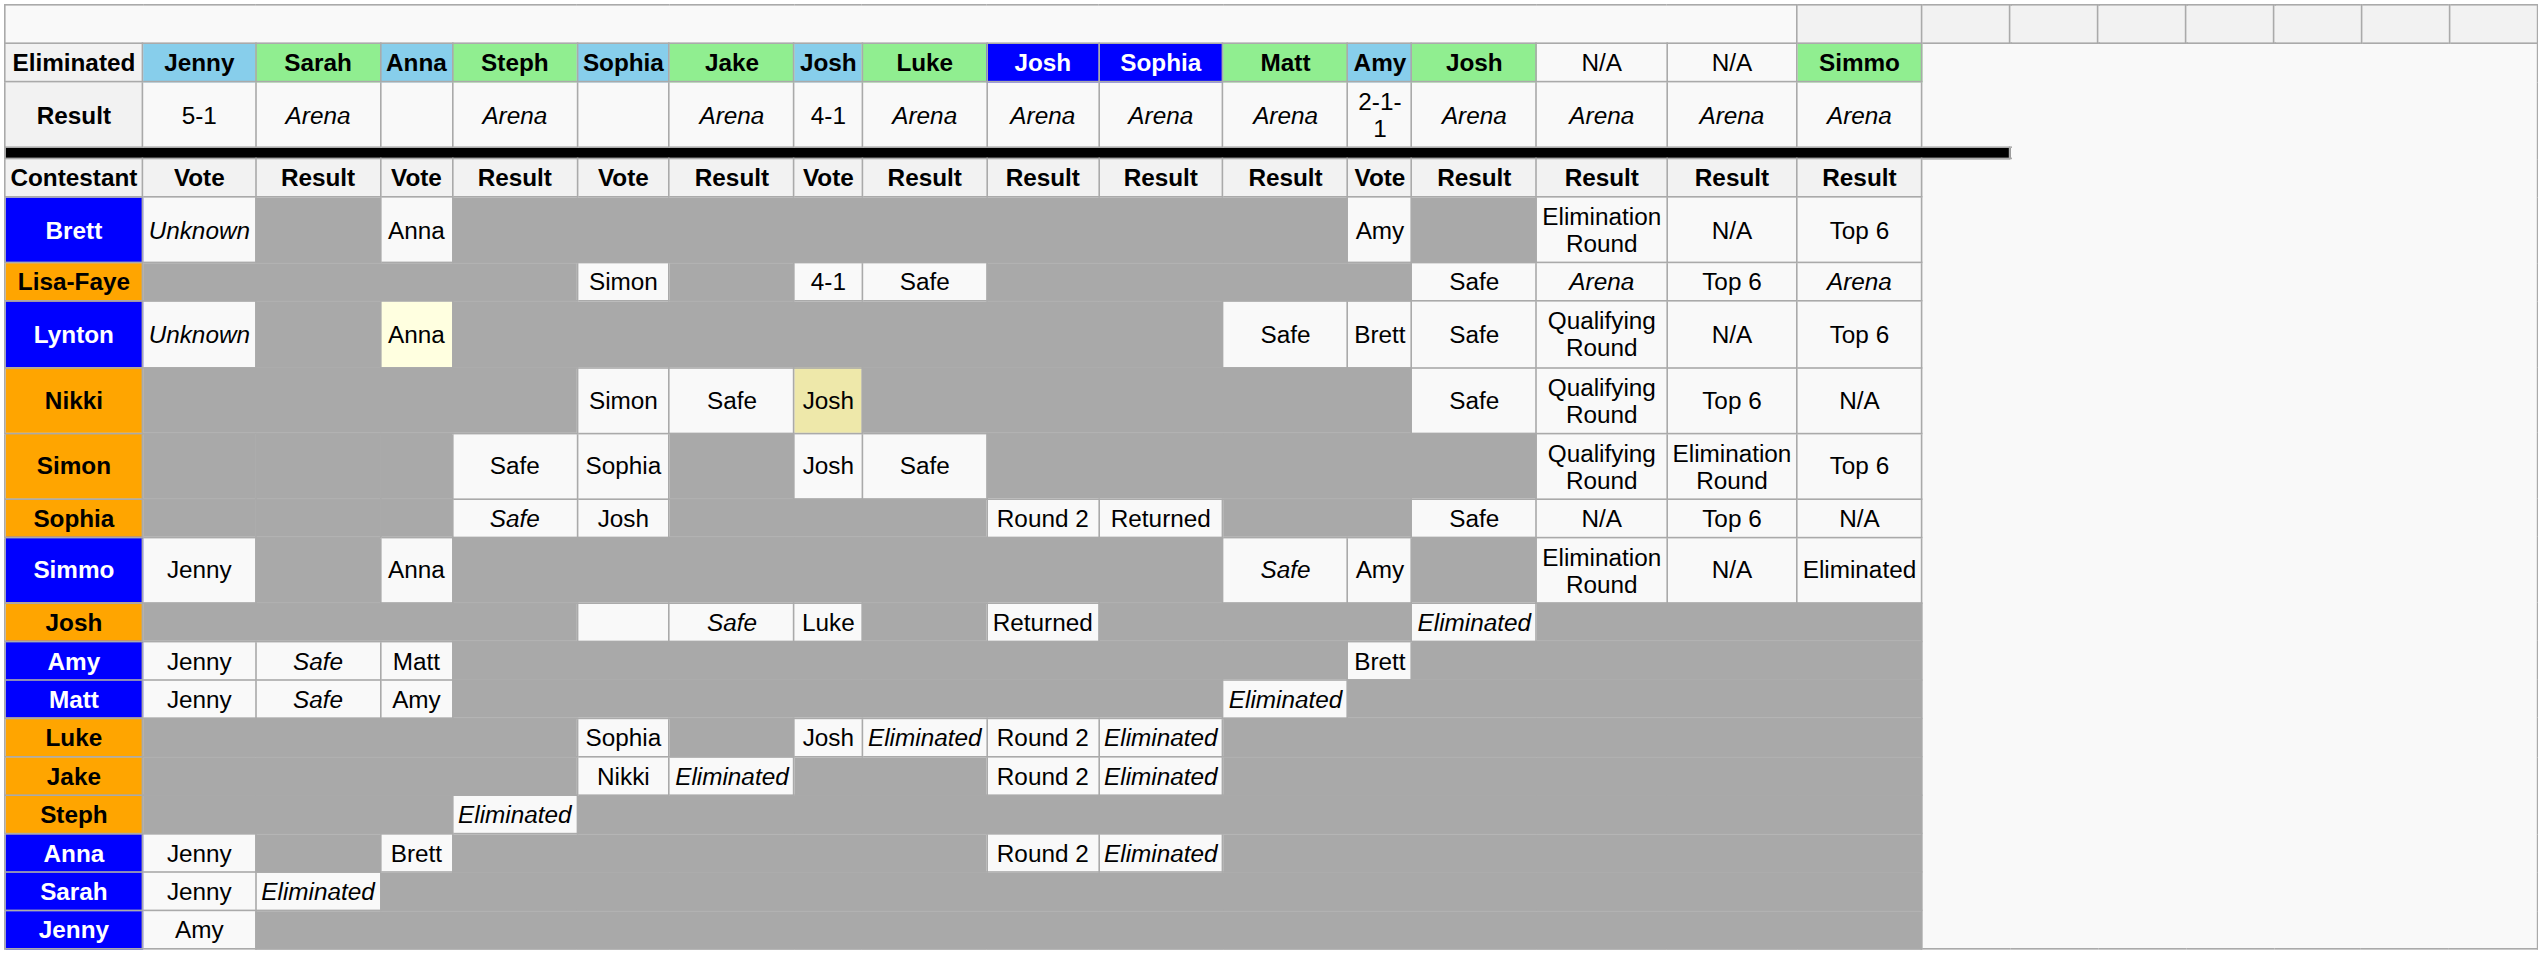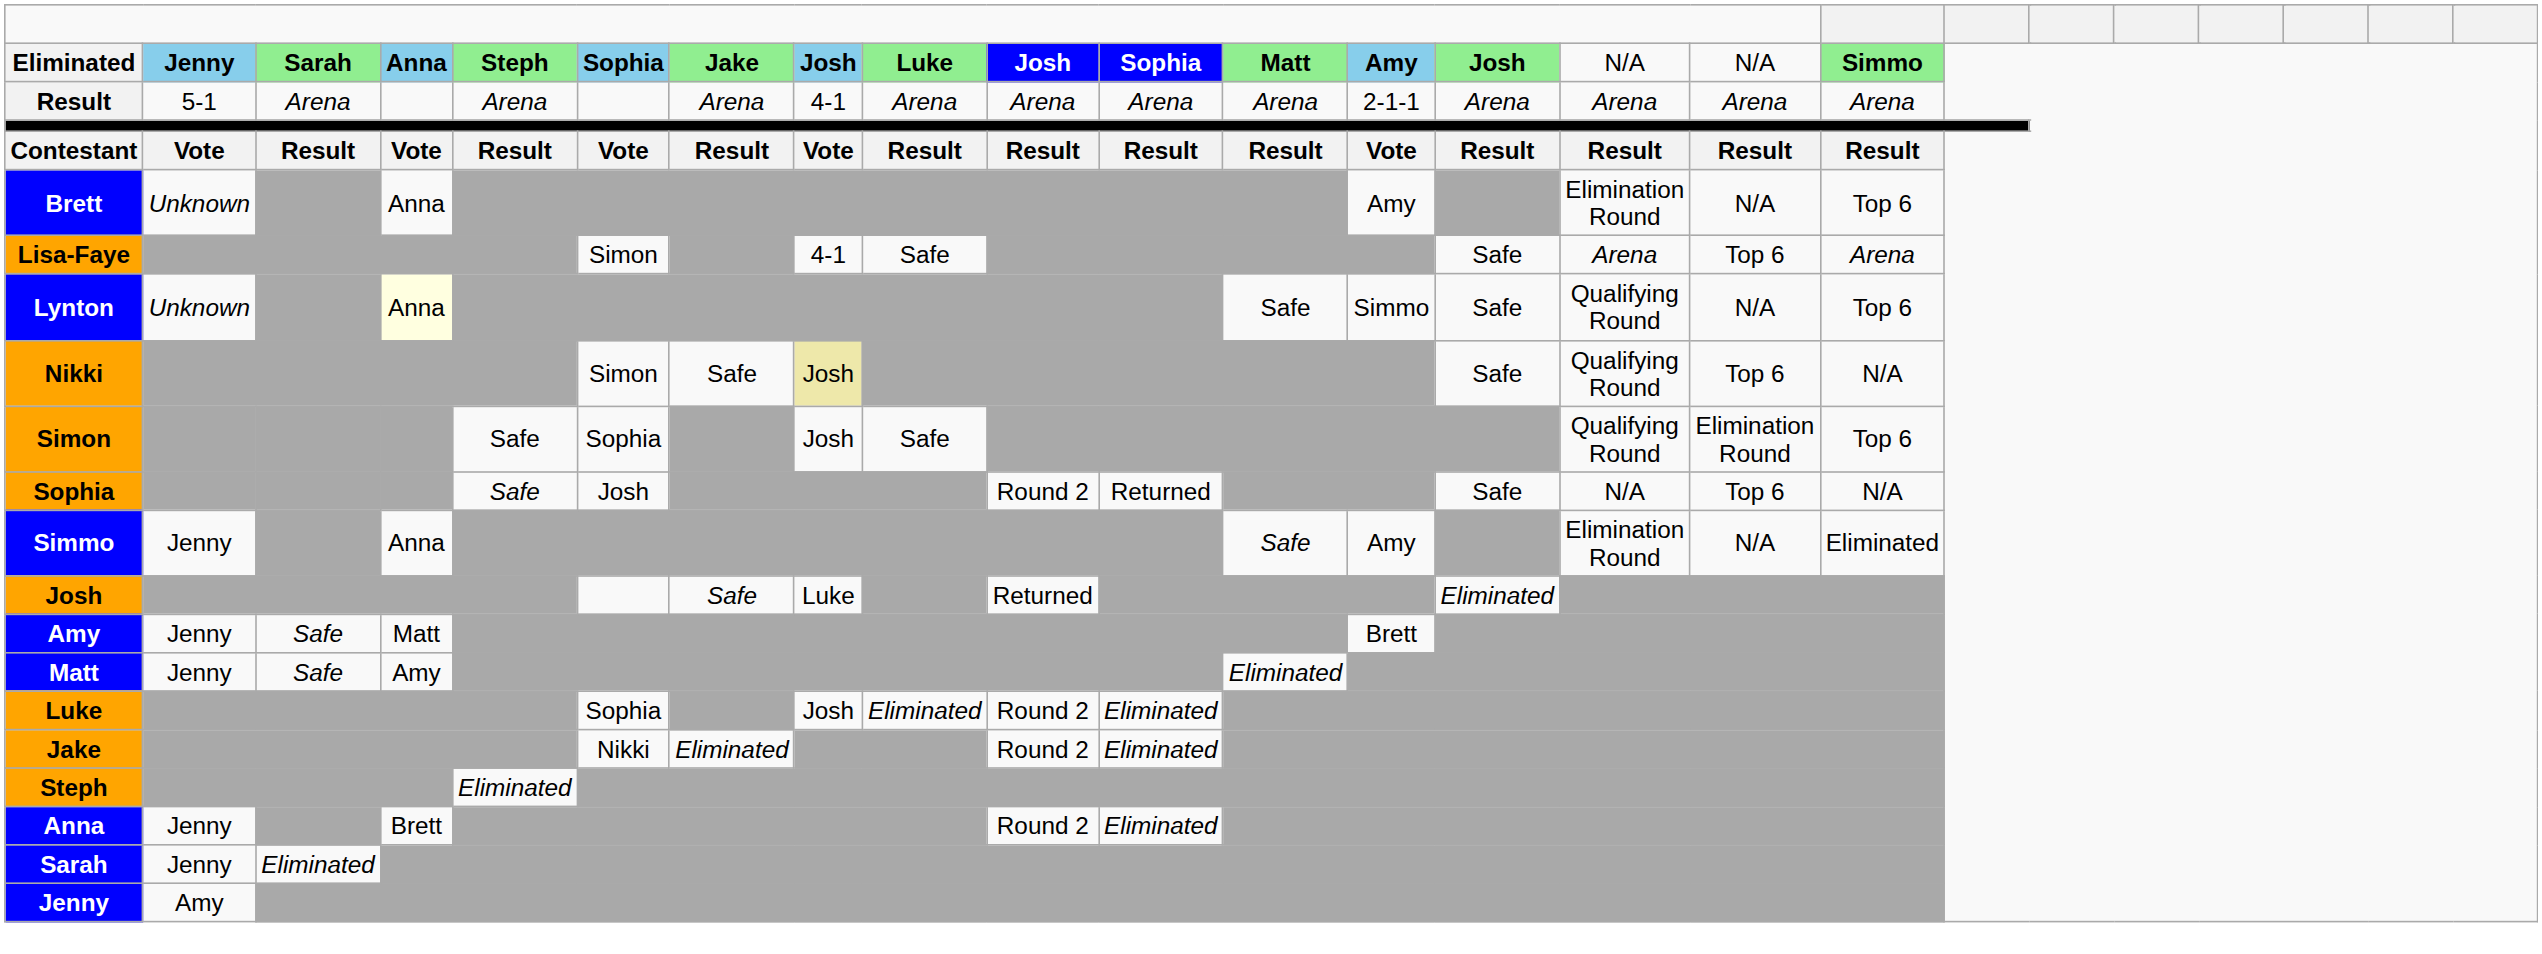(1380, 335) Brett -> (1391, 307) Simmo
